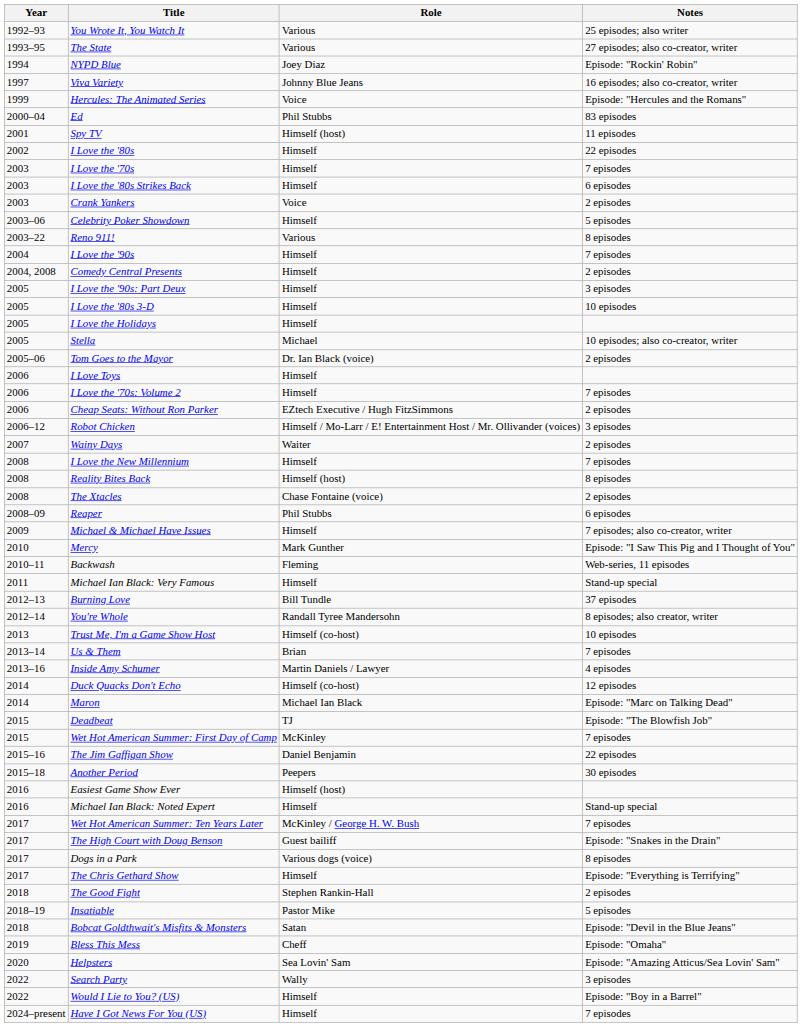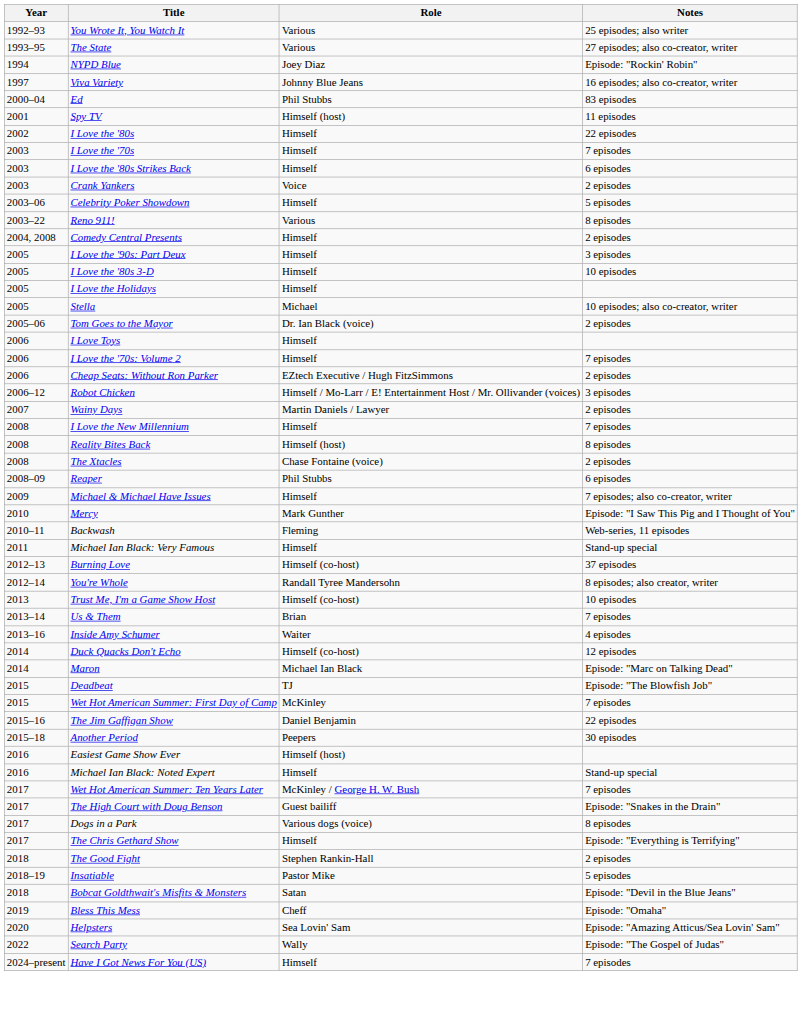- row: (138, 99)
- row: (102, 254)
(296, 444) Waiter -> (336, 409) Martin Daniels / Lawyer
(307, 599) Bill Tundle -> (320, 565) Himself (co-host)
(336, 668) Martin Daniels / Lawyer -> (296, 634) Waiter
(608, 979) 3 episodes -> (655, 944) Episode: "The Gospel of Judas"
- row: (125, 996)
